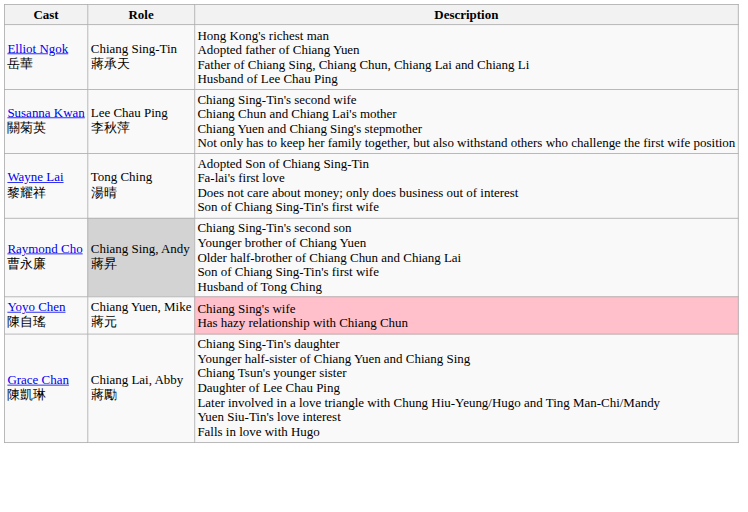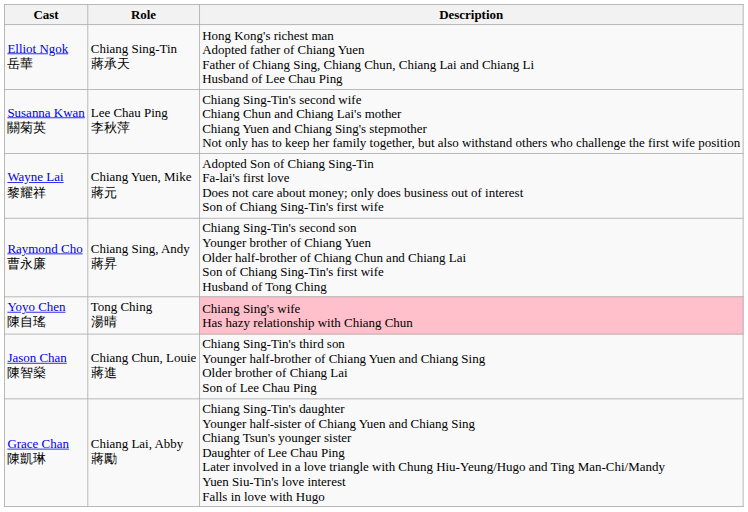(121, 184) Tong Ching 湯晴 -> (141, 184) Chiang Yuen, Mike 蔣元
(140, 256) lightgrey background -> (140, 256) no background
(141, 314) Chiang Yuen, Mike 蔣元 -> (121, 314) Tong Ching 湯晴
+ row: (37, 365)
